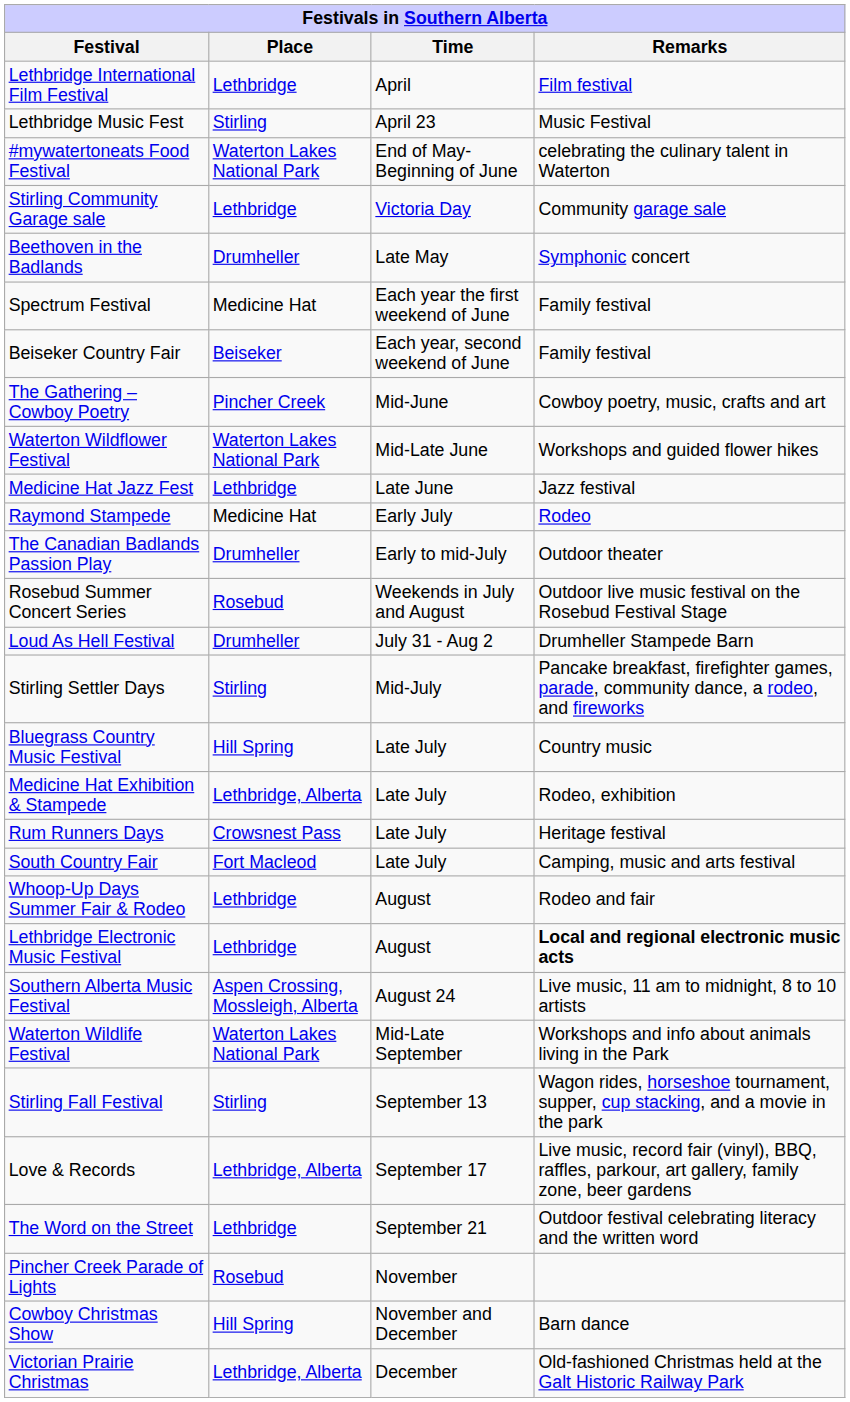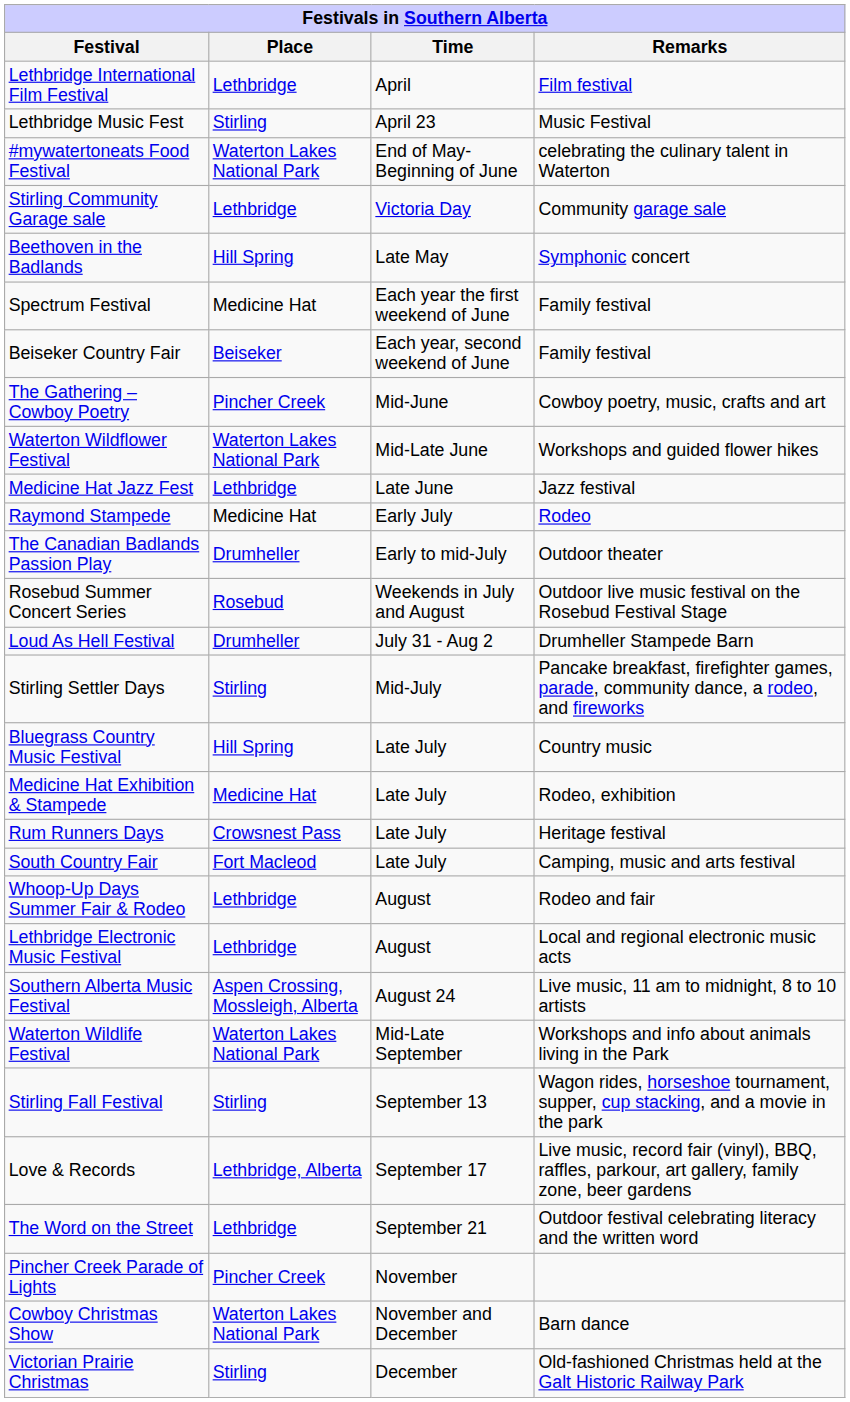(256, 257) Drumheller -> (253, 257) Hill Spring
(287, 795) Lethbridge, Alberta -> (264, 795) Medicine Hat
(689, 947) bold -> (677, 947) normal
(248, 1276) Rosebud -> (269, 1276) Pincher Creek
(253, 1324) Hill Spring -> (275, 1324) Waterton Lakes National Park
(287, 1373) Lethbridge, Alberta -> (240, 1373) Stirling
